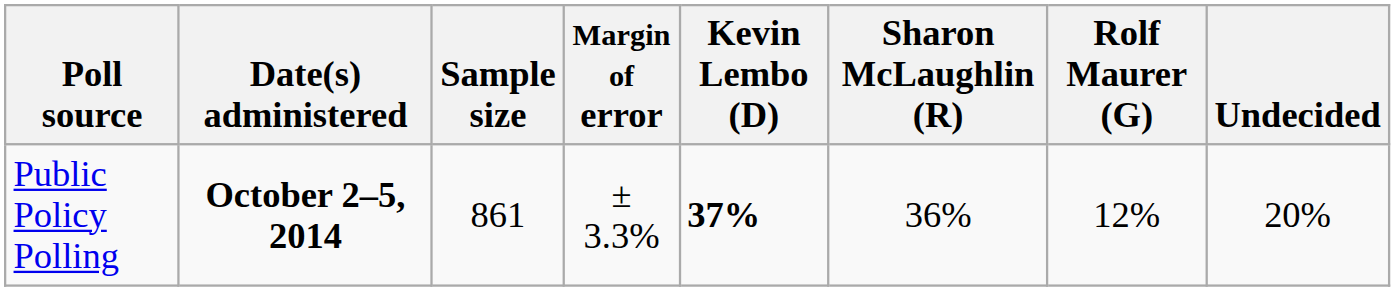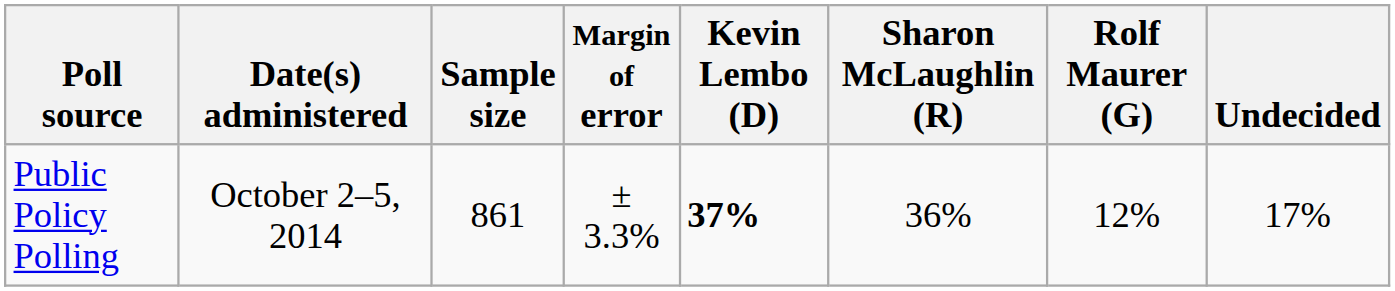(305, 214) bold -> (305, 214) normal
(1298, 214) 20% -> (1298, 214) 17%
